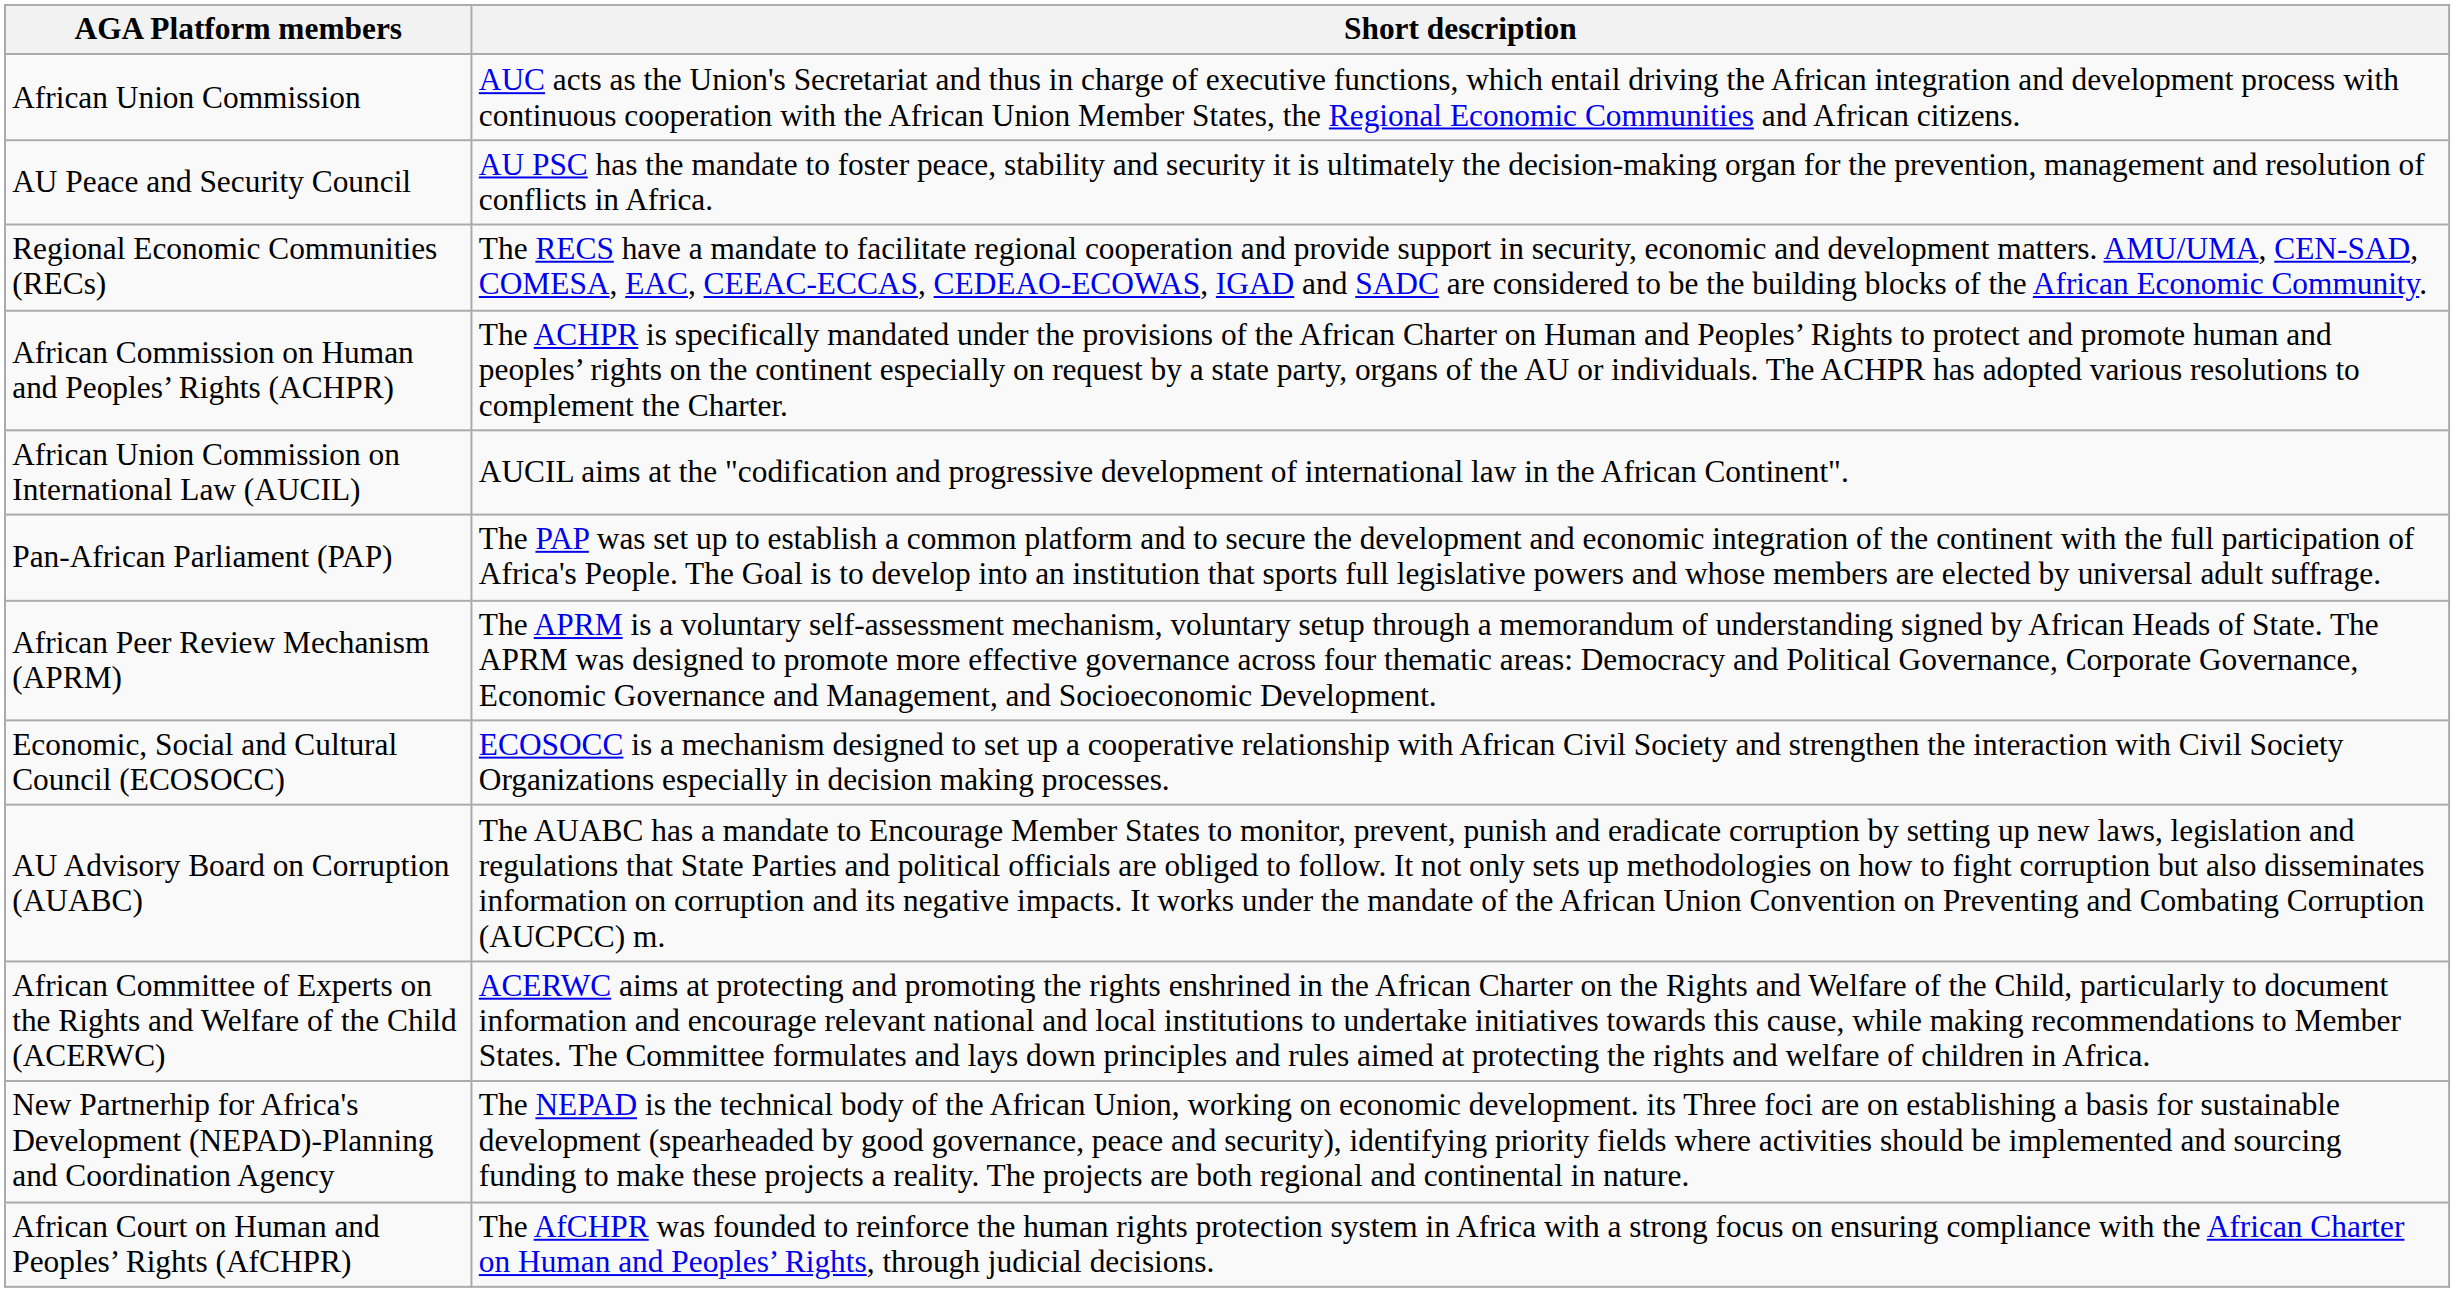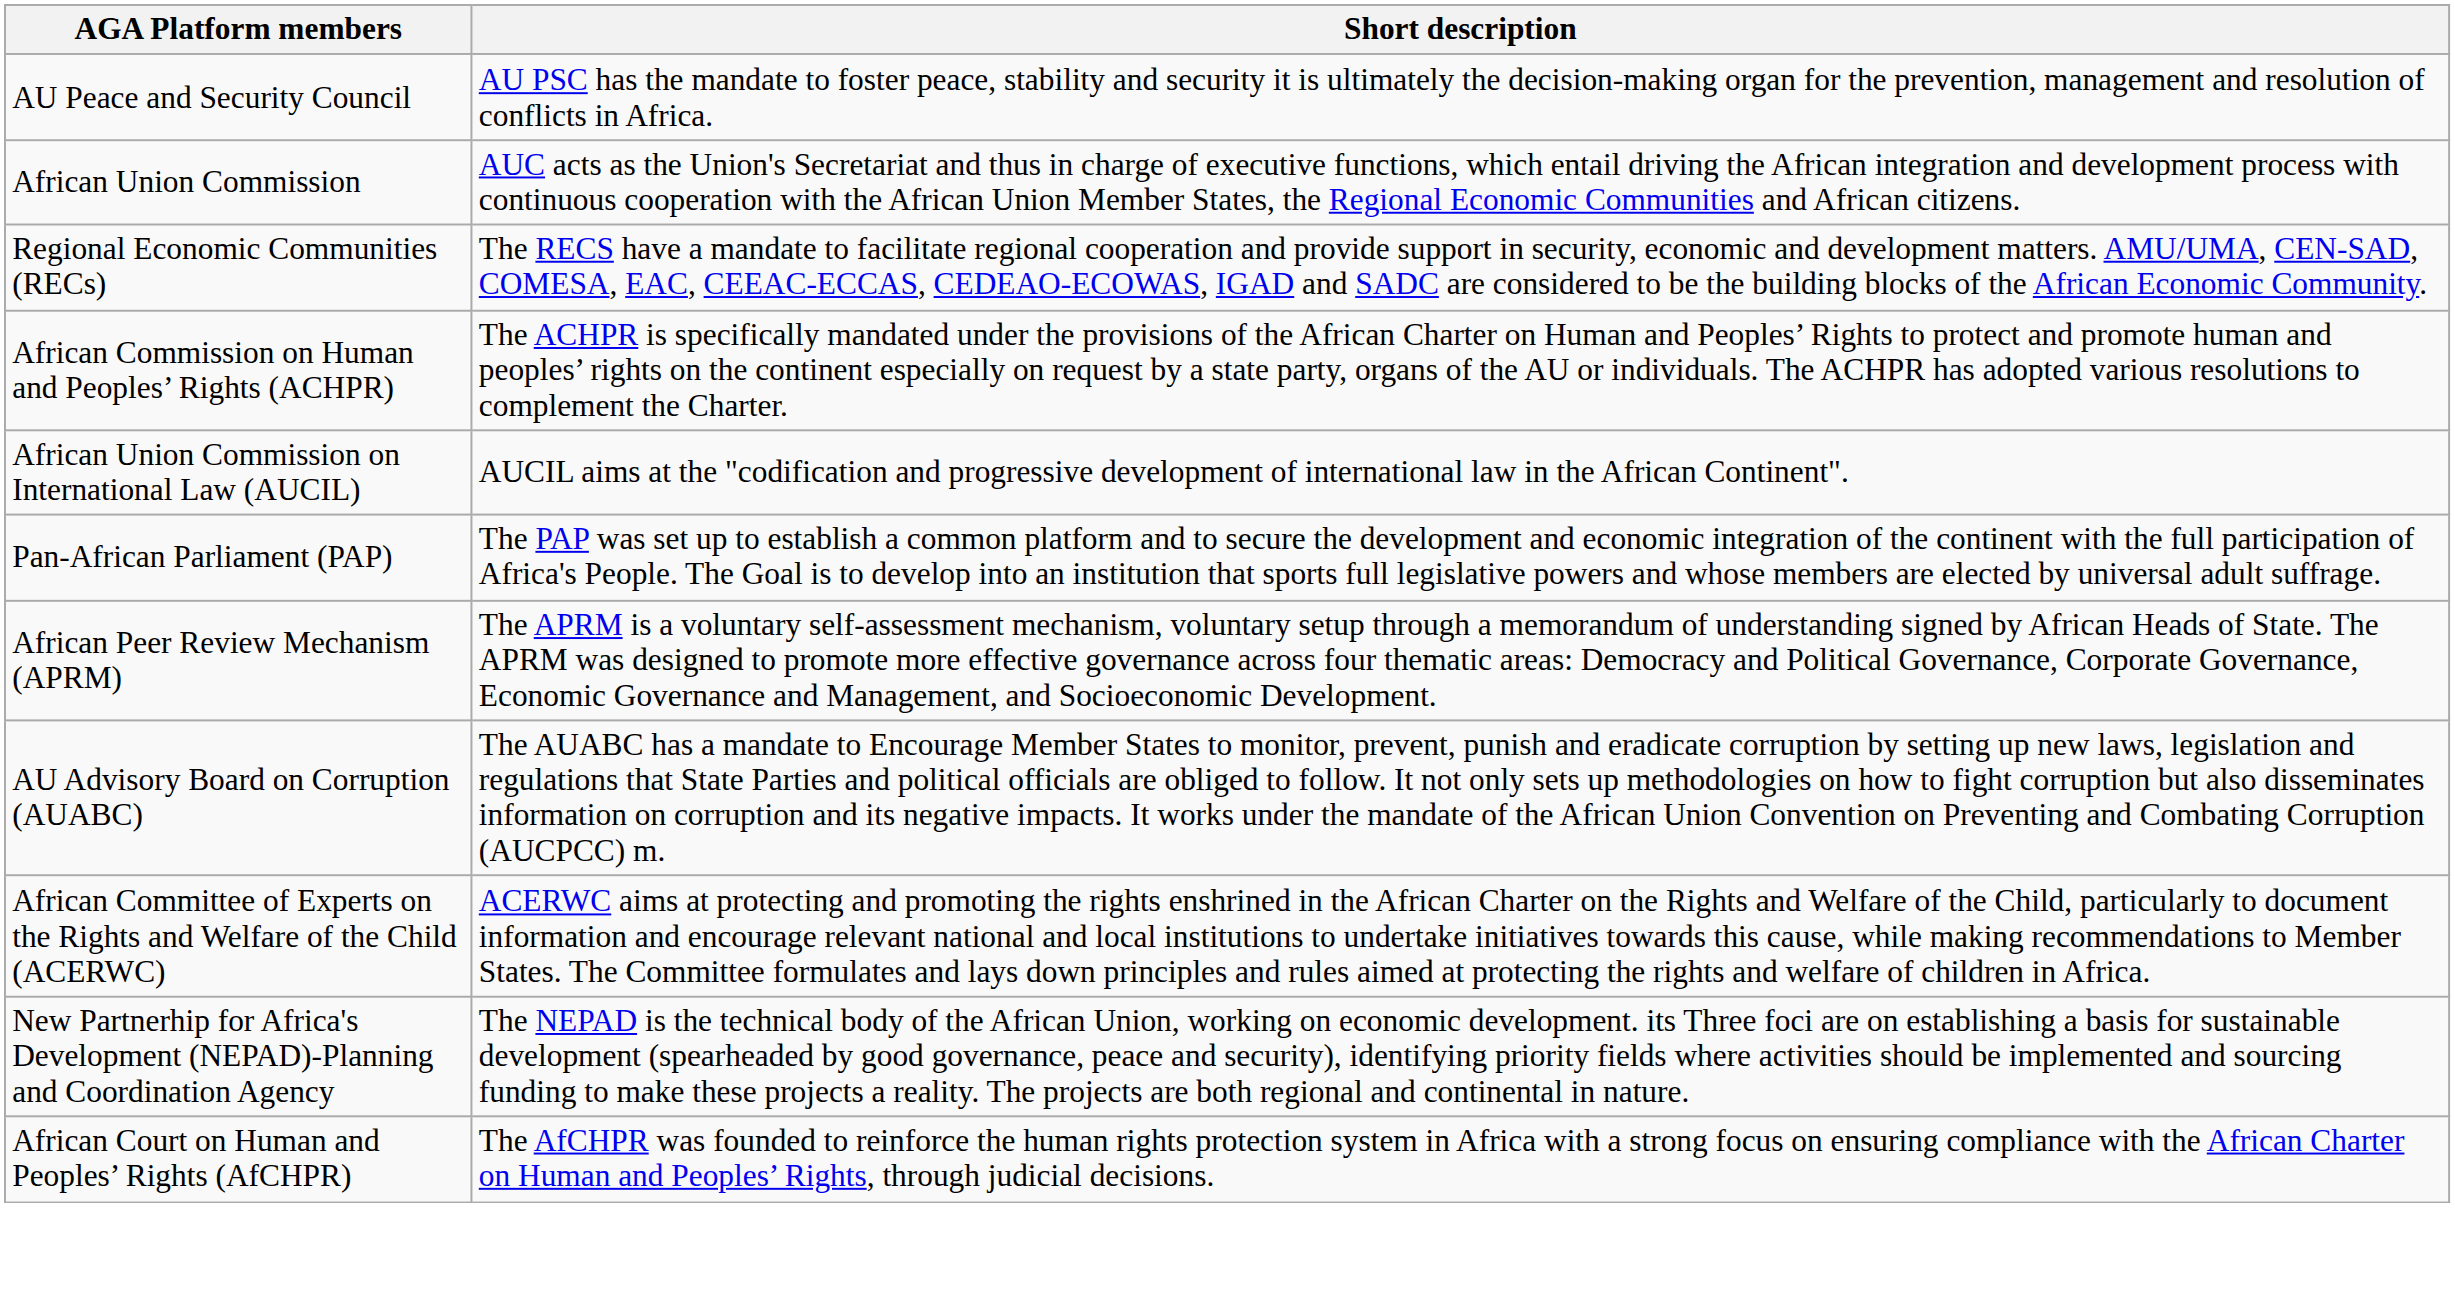rows swapped: (212, 181) <-> (186, 96)
- row: (205, 762)
